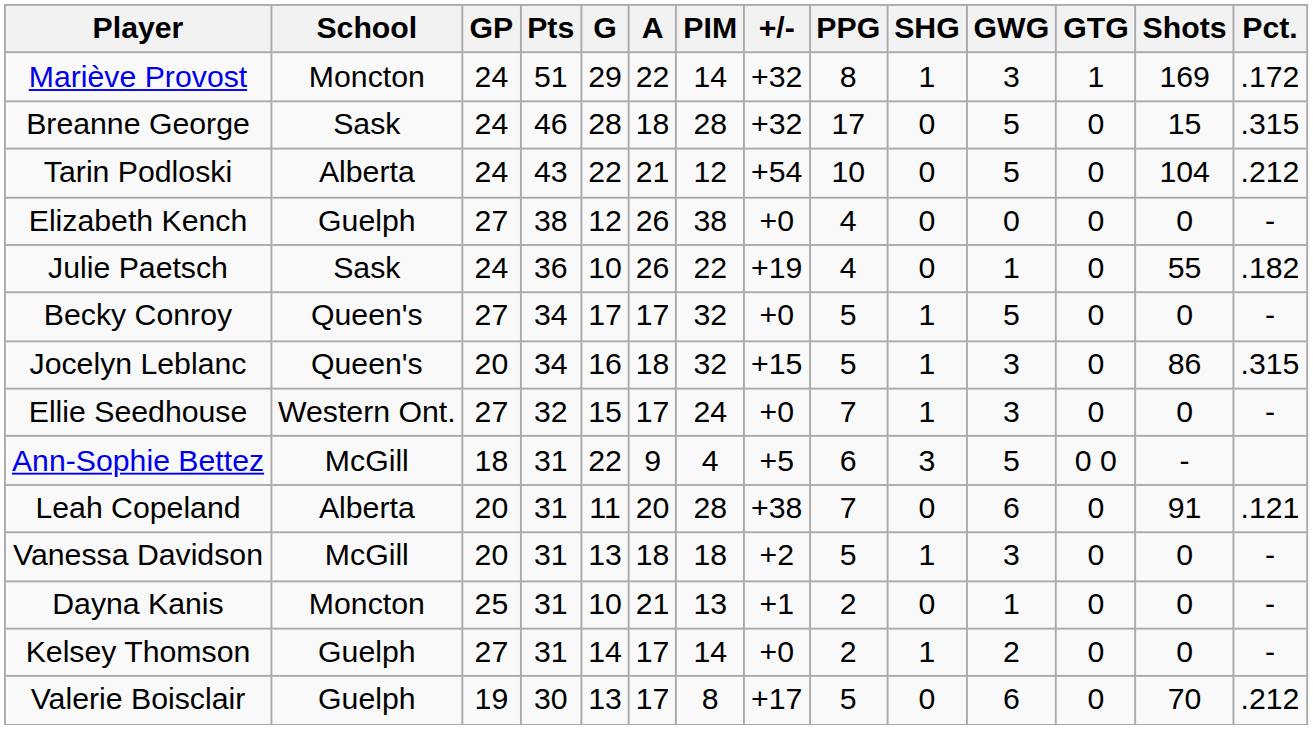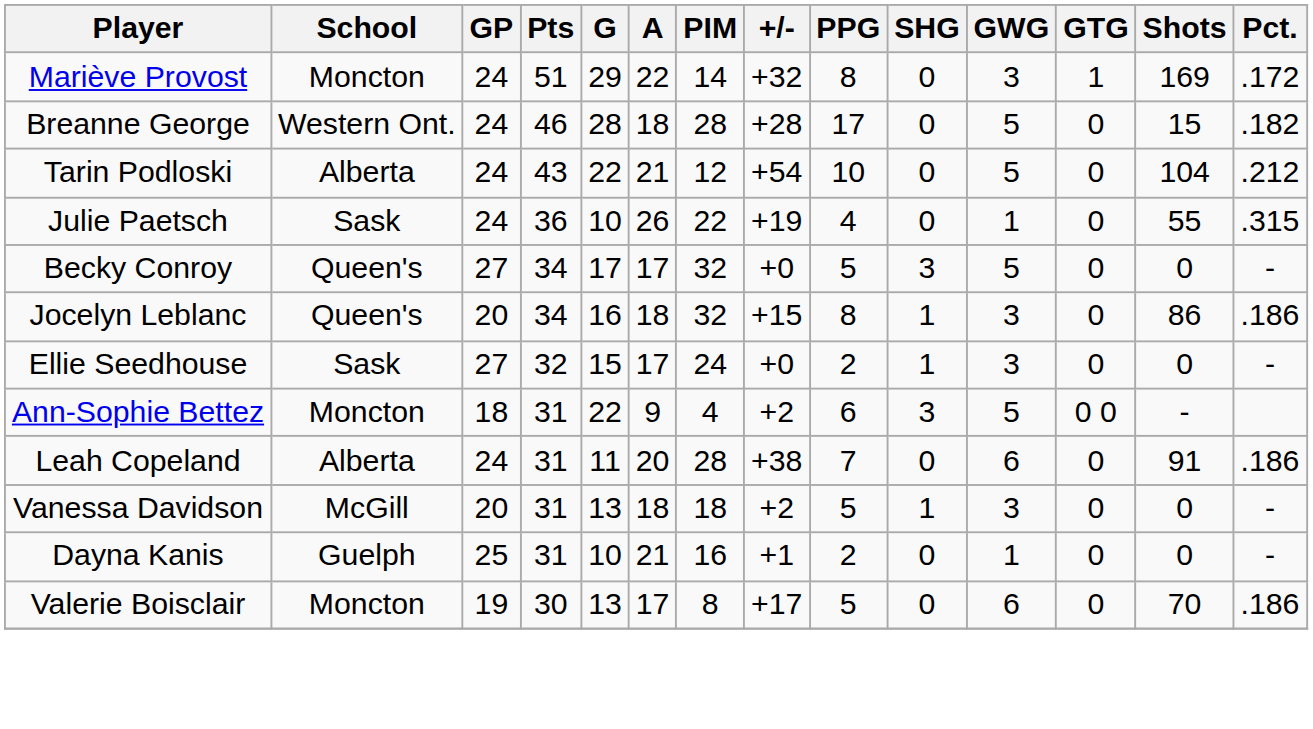(927, 76) 1 -> (927, 76) 0
(367, 124) Sask -> (367, 124) Western Ont.
(777, 124) +32 -> (777, 124) +28
(1270, 124) .315 -> (1270, 124) .182
- row: (138, 220)
(1270, 268) .182 -> (1270, 220) .315
(927, 316) 1 -> (927, 268) 3
(848, 364) 5 -> (848, 316) 8
(1270, 364) .315 -> (1270, 316) .186
(367, 412) Western Ont. -> (367, 364) Sask
(848, 412) 7 -> (848, 364) 2
(367, 460) McGill -> (367, 412) Moncton
(777, 460) +5 -> (777, 412) +2
(491, 508) 20 -> (491, 460) 24
(1270, 508) .121 -> (1270, 460) .186
(367, 603) Moncton -> (367, 556) Guelph
(710, 603) 13 -> (710, 556) 16
- row: (138, 651)
(367, 699) Guelph -> (367, 603) Moncton
(1270, 699) .212 -> (1270, 603) .186
